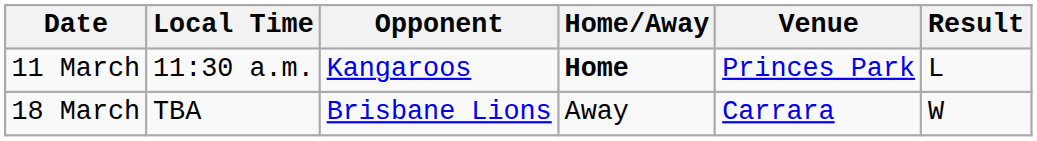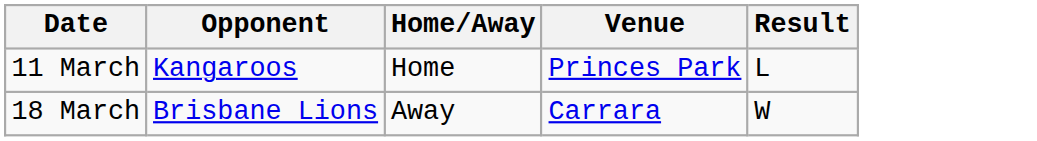- column: (233, 27)
(597, 70) bold -> (423, 70) normal
